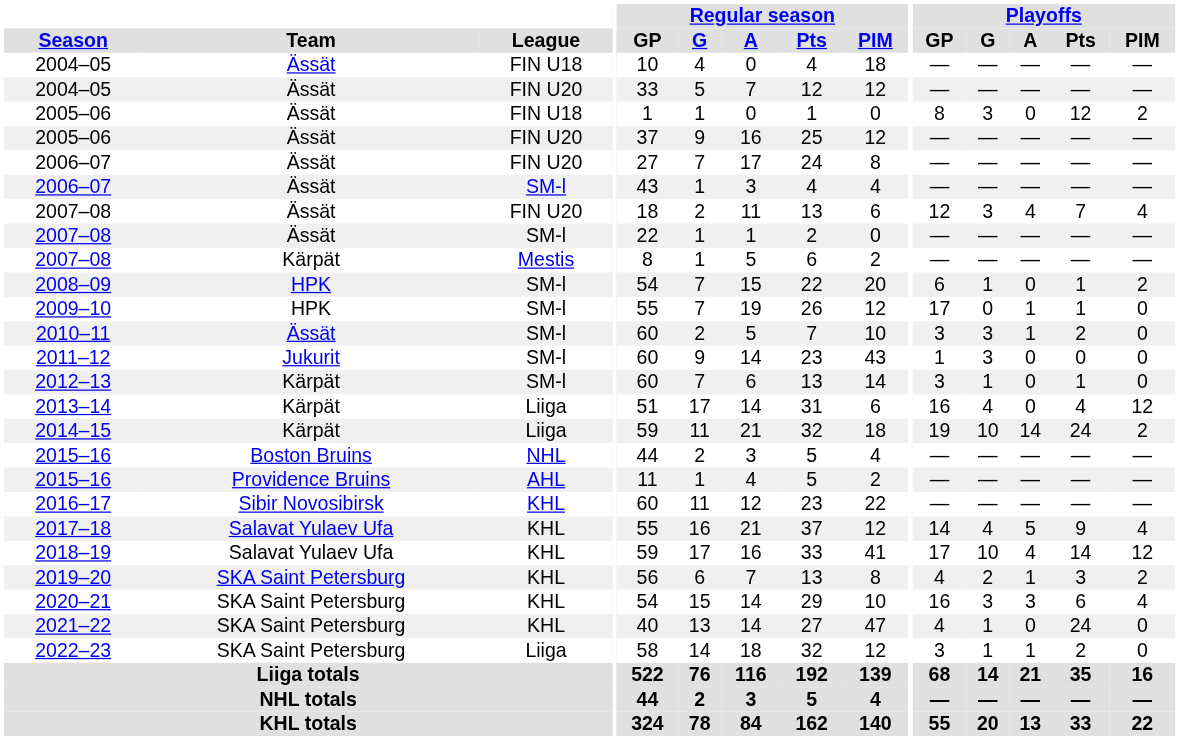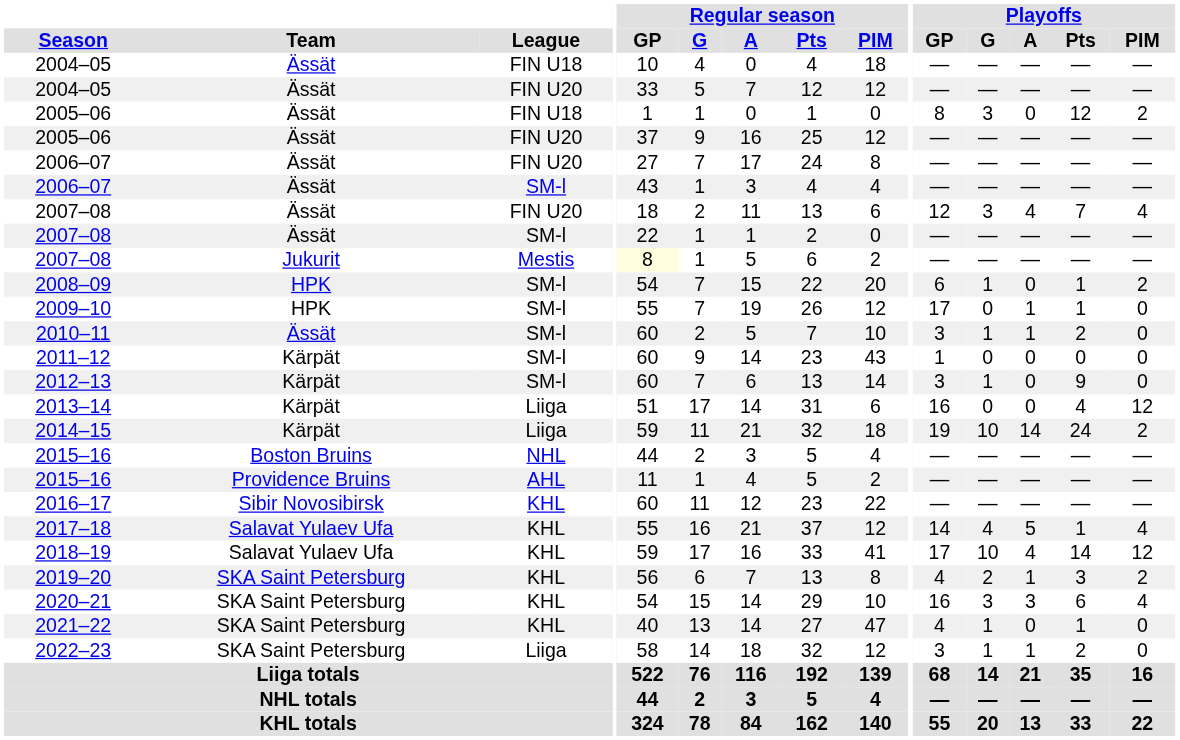(311, 260) Kärpät -> (311, 260) Jukurit
(647, 260) no background -> (647, 260) lightyellow background
(988, 333) 3 -> (988, 333) 1
(311, 357) Jukurit -> (311, 357) Kärpät
(988, 357) 3 -> (988, 357) 0
(1081, 382) 1 -> (1081, 382) 9
(988, 406) 4 -> (988, 406) 0
(1081, 528) 9 -> (1081, 528) 1
(1081, 626) 24 -> (1081, 626) 1
